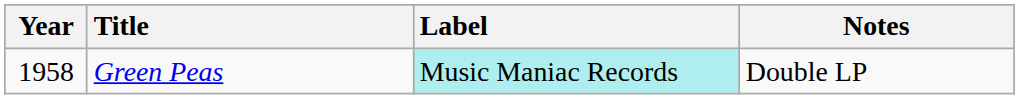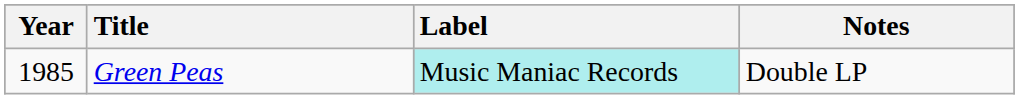(46, 70) 1958 -> (46, 70) 1985
